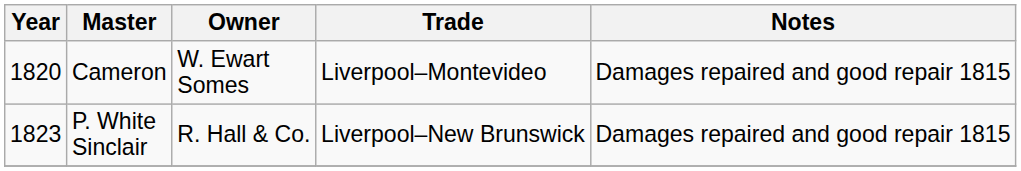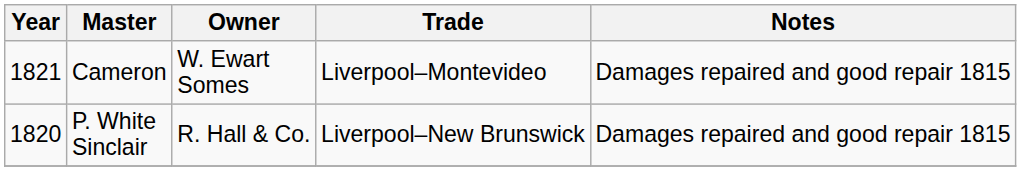(36, 72) 1820 -> (36, 72) 1821
(36, 134) 1823 -> (36, 134) 1820
